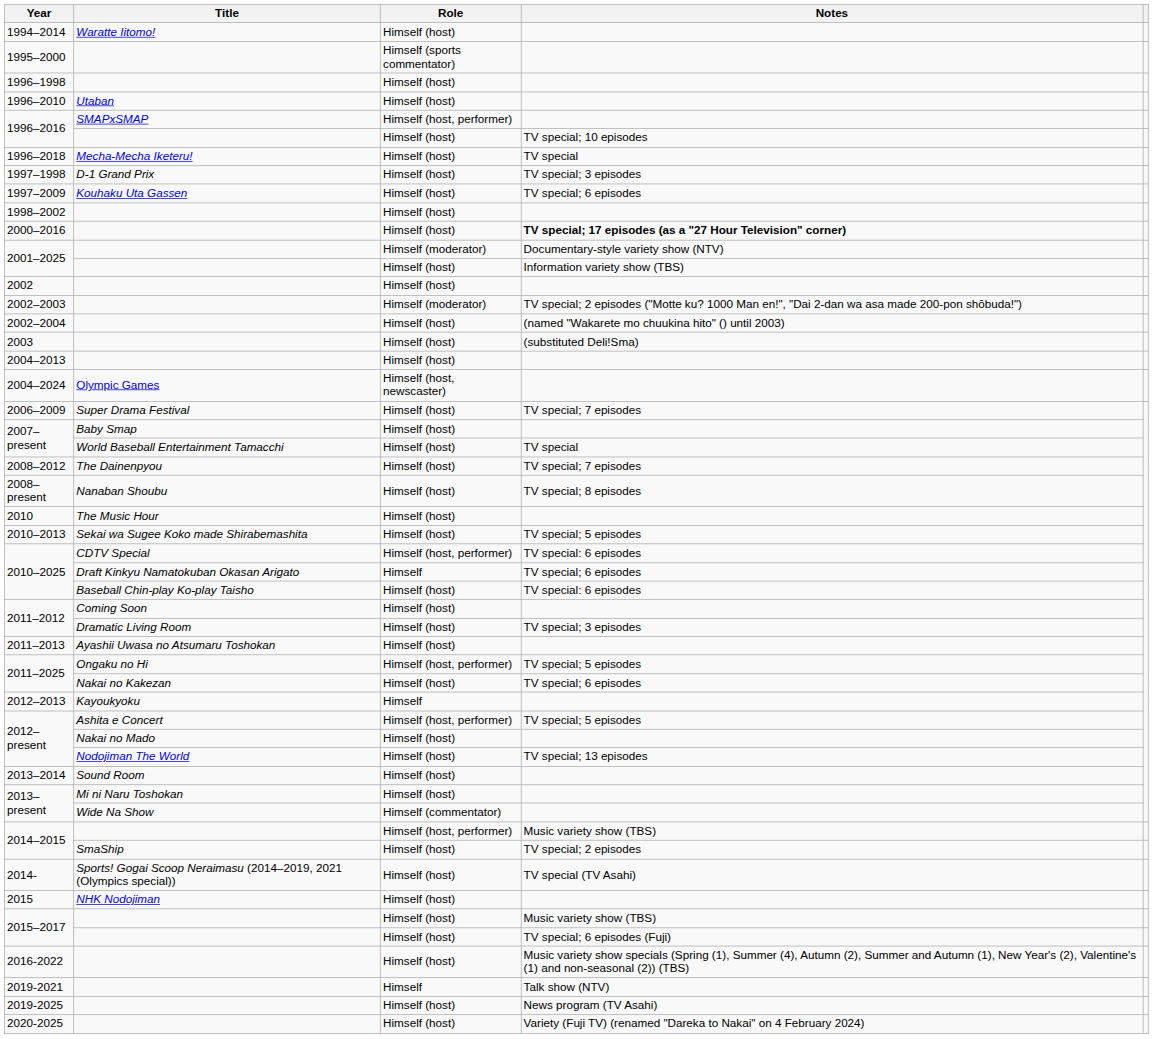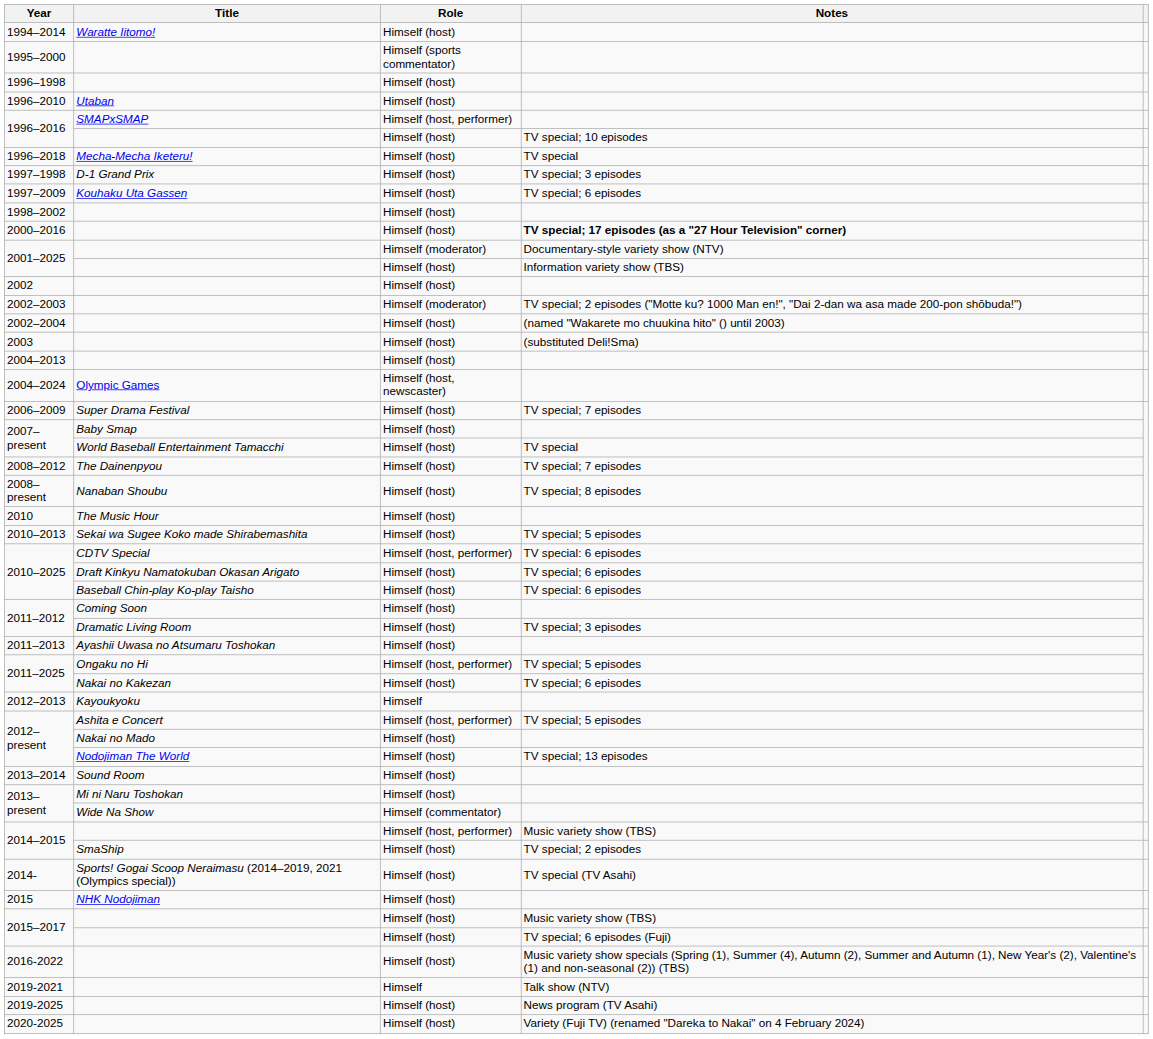(403, 571) Himself -> (419, 571) Himself (host)
